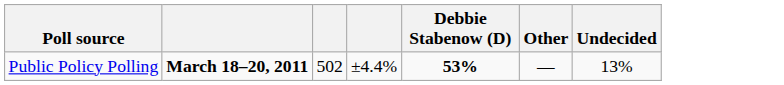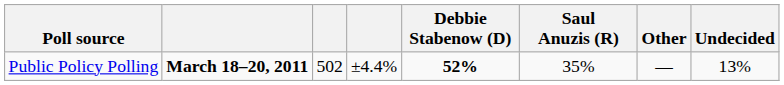+ column: (578, 28)
(460, 66) 53% -> (460, 66) 52%
